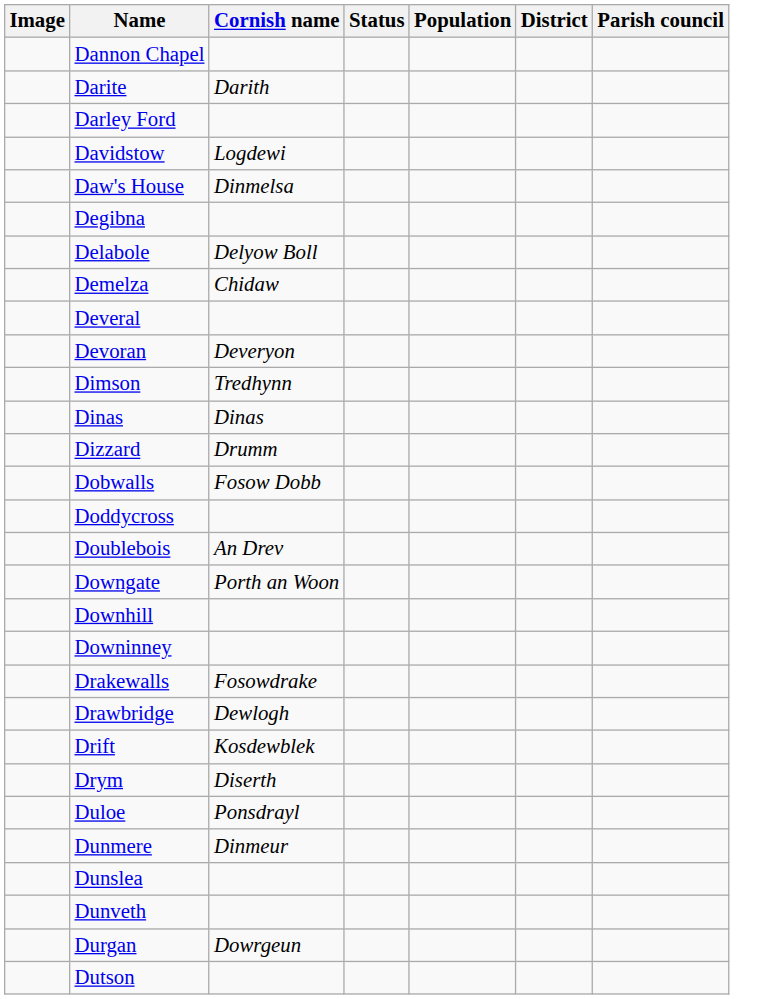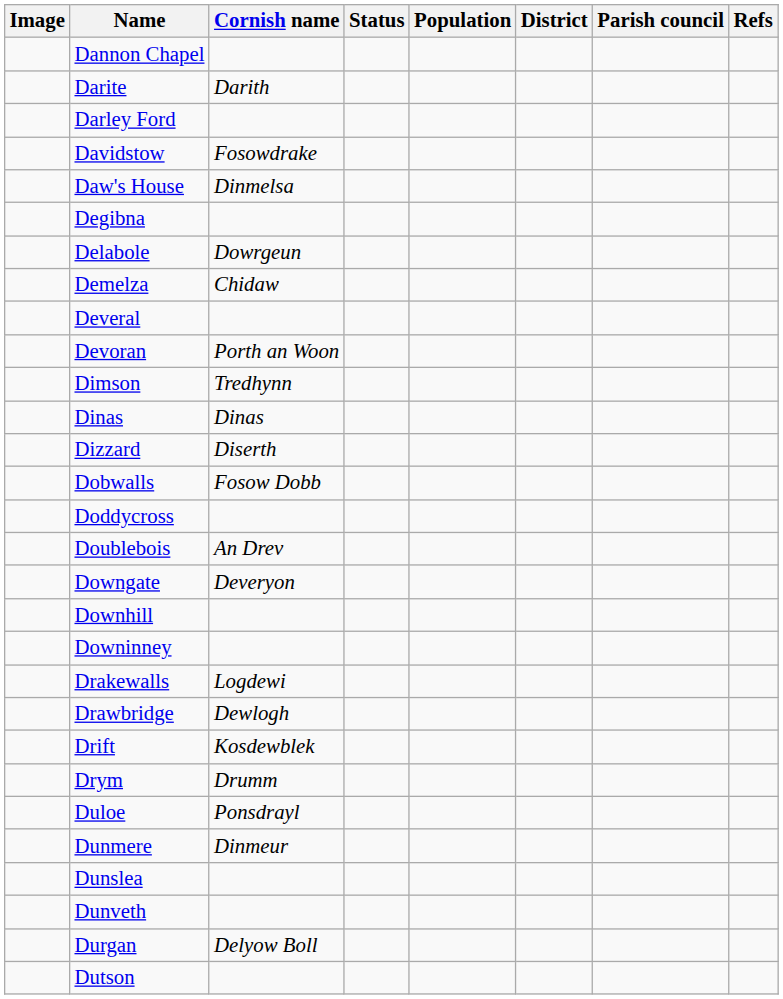+ column: (753, 20)
(250, 152) Logdewi -> (265, 152) Fosowdrake
(266, 251) Delyow Boll -> (258, 251) Dowrgeun
(254, 350) Deveryon -> (277, 350) Porth an Woon
(246, 449) Drumm -> (245, 449) Diserth
(277, 581) Porth an Woon -> (254, 581) Deveryon
(265, 680) Fosowdrake -> (250, 680) Logdewi
(245, 779) Diserth -> (246, 779) Drumm
(258, 944) Dowrgeun -> (266, 944) Delyow Boll
